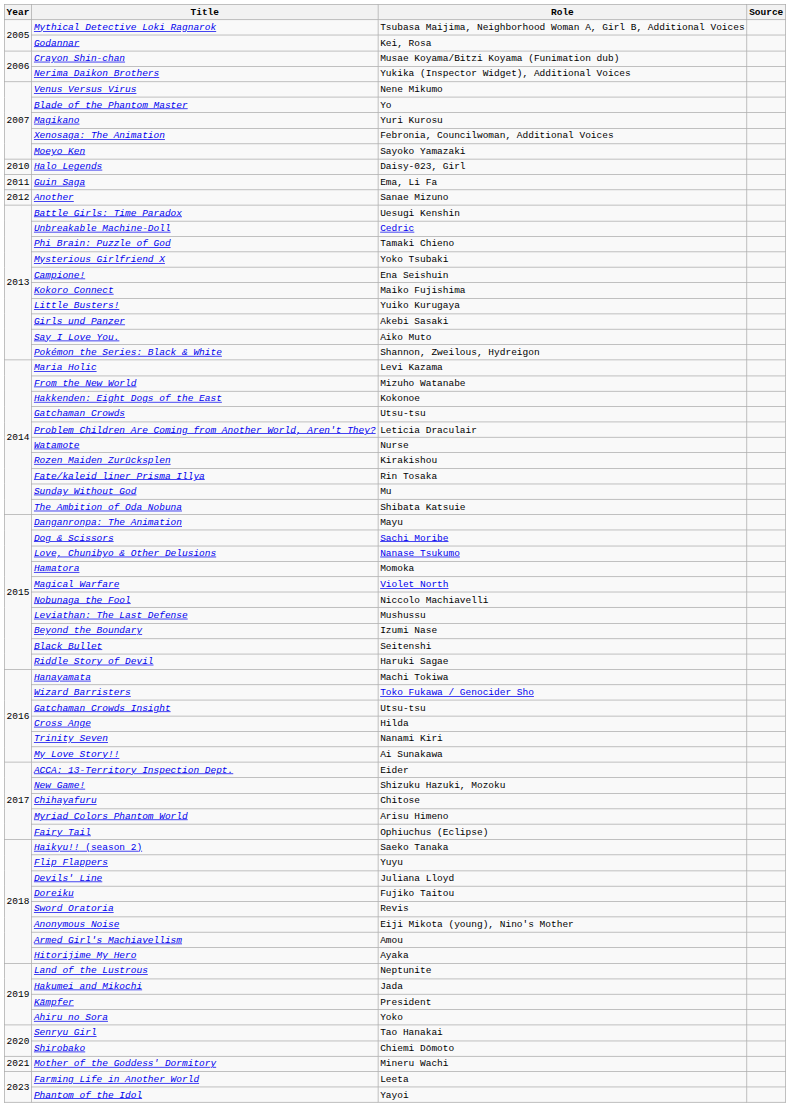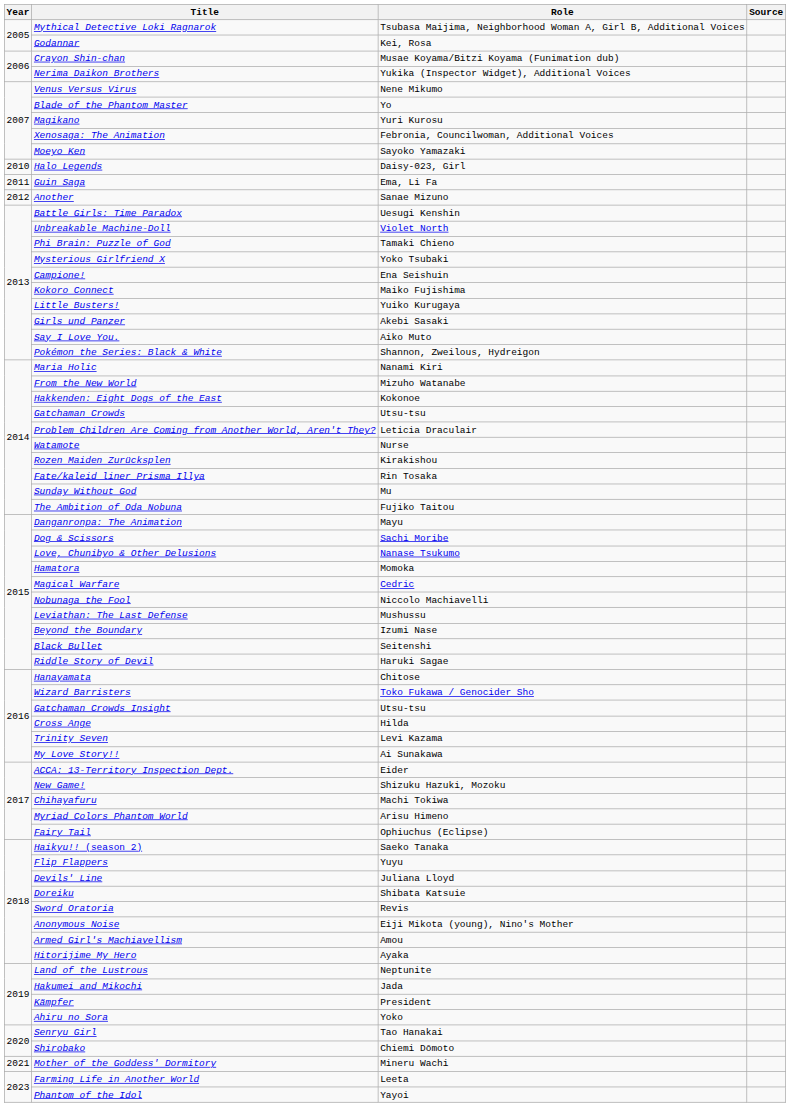(397, 229) Cedric -> (414, 229) Violet North
(411, 368) Levi Kazama -> (411, 368) Nanami Kiri
(423, 507) Shibata Katsuie -> (417, 507) Fujiko Taitou
(414, 584) Violet North -> (397, 584) Cedric
(414, 677) Machi Tokiwa -> (400, 677) Chitose
(411, 739) Nanami Kiri -> (411, 739) Levi Kazama
(400, 801) Chitose -> (414, 801) Machi Tokiwa
(417, 894) Fujiko Taitou -> (423, 894) Shibata Katsuie
